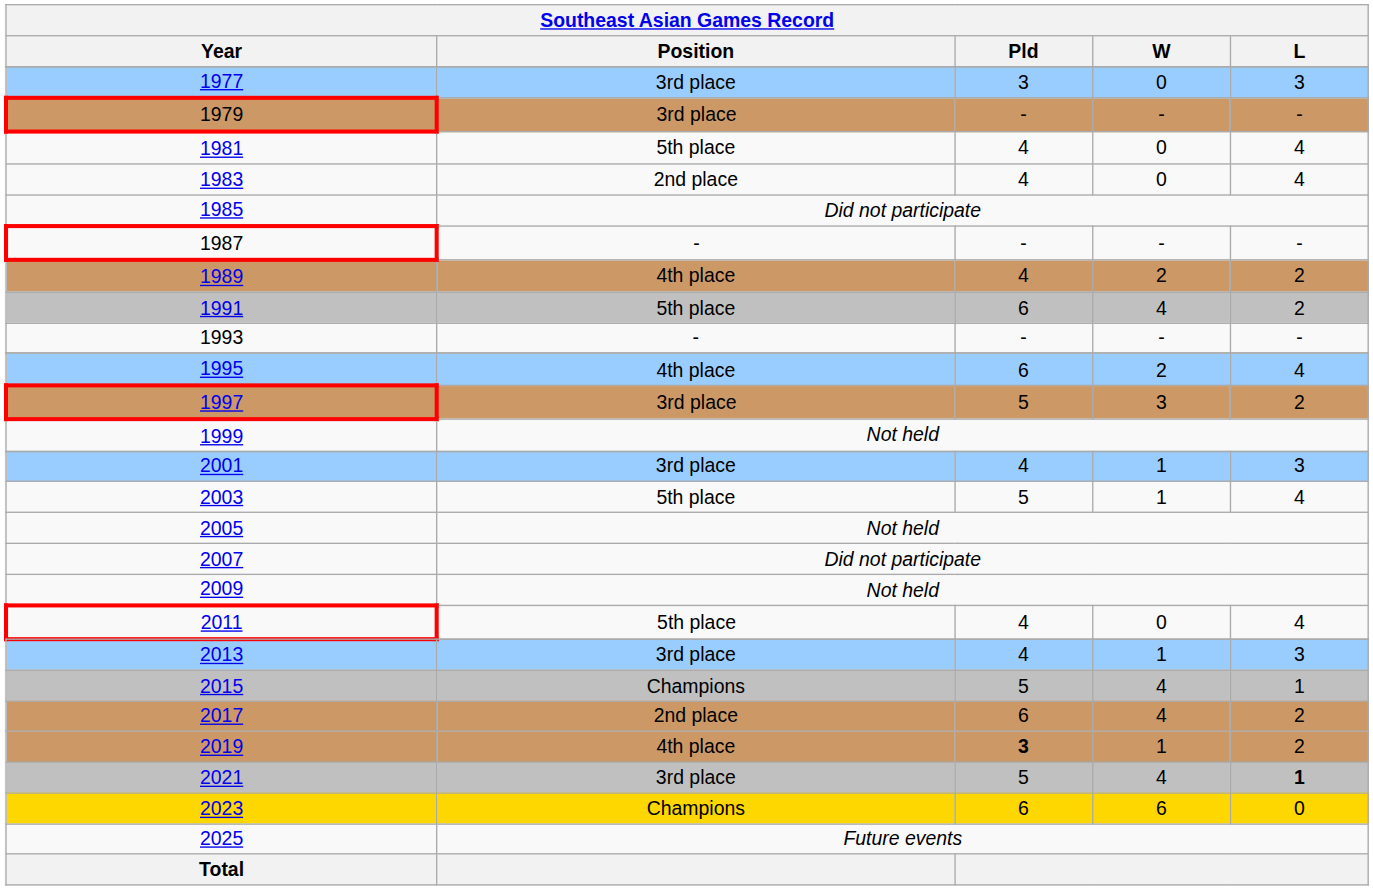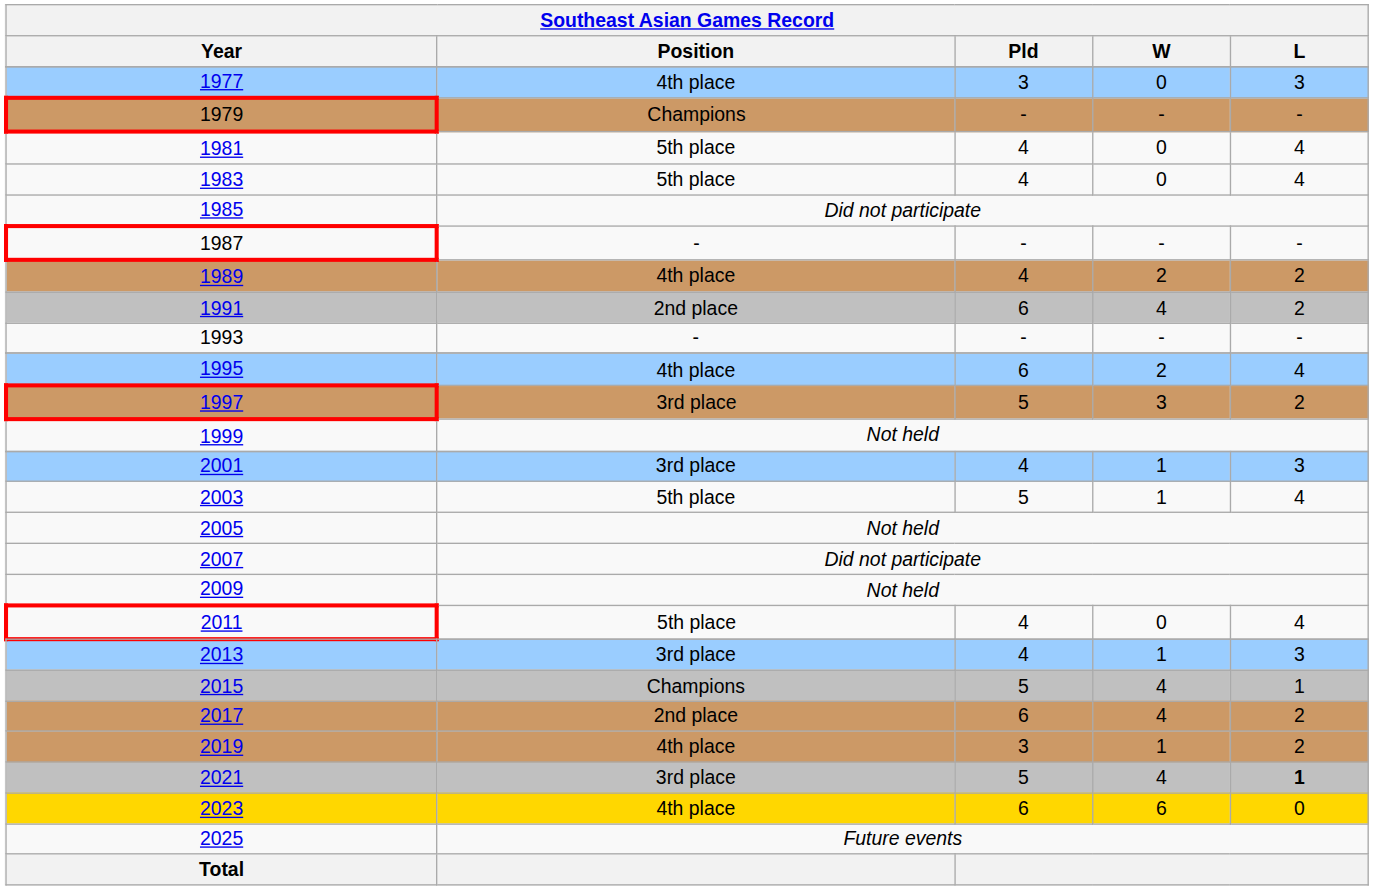(696, 83) 3rd place -> (696, 83) 4th place
(696, 115) 3rd place -> (696, 115) Champions
(696, 179) 2nd place -> (696, 179) 5th place
(696, 308) 5th place -> (696, 308) 2nd place
(1023, 747) bold -> (1023, 747) normal
(696, 808) Champions -> (696, 808) 4th place
